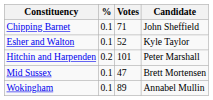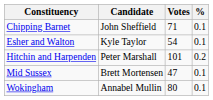columns swapped: (175, 12) <-> (107, 12)
(122, 42) 52 -> (172, 42) 54
(122, 88) 89 -> (172, 88) 80
